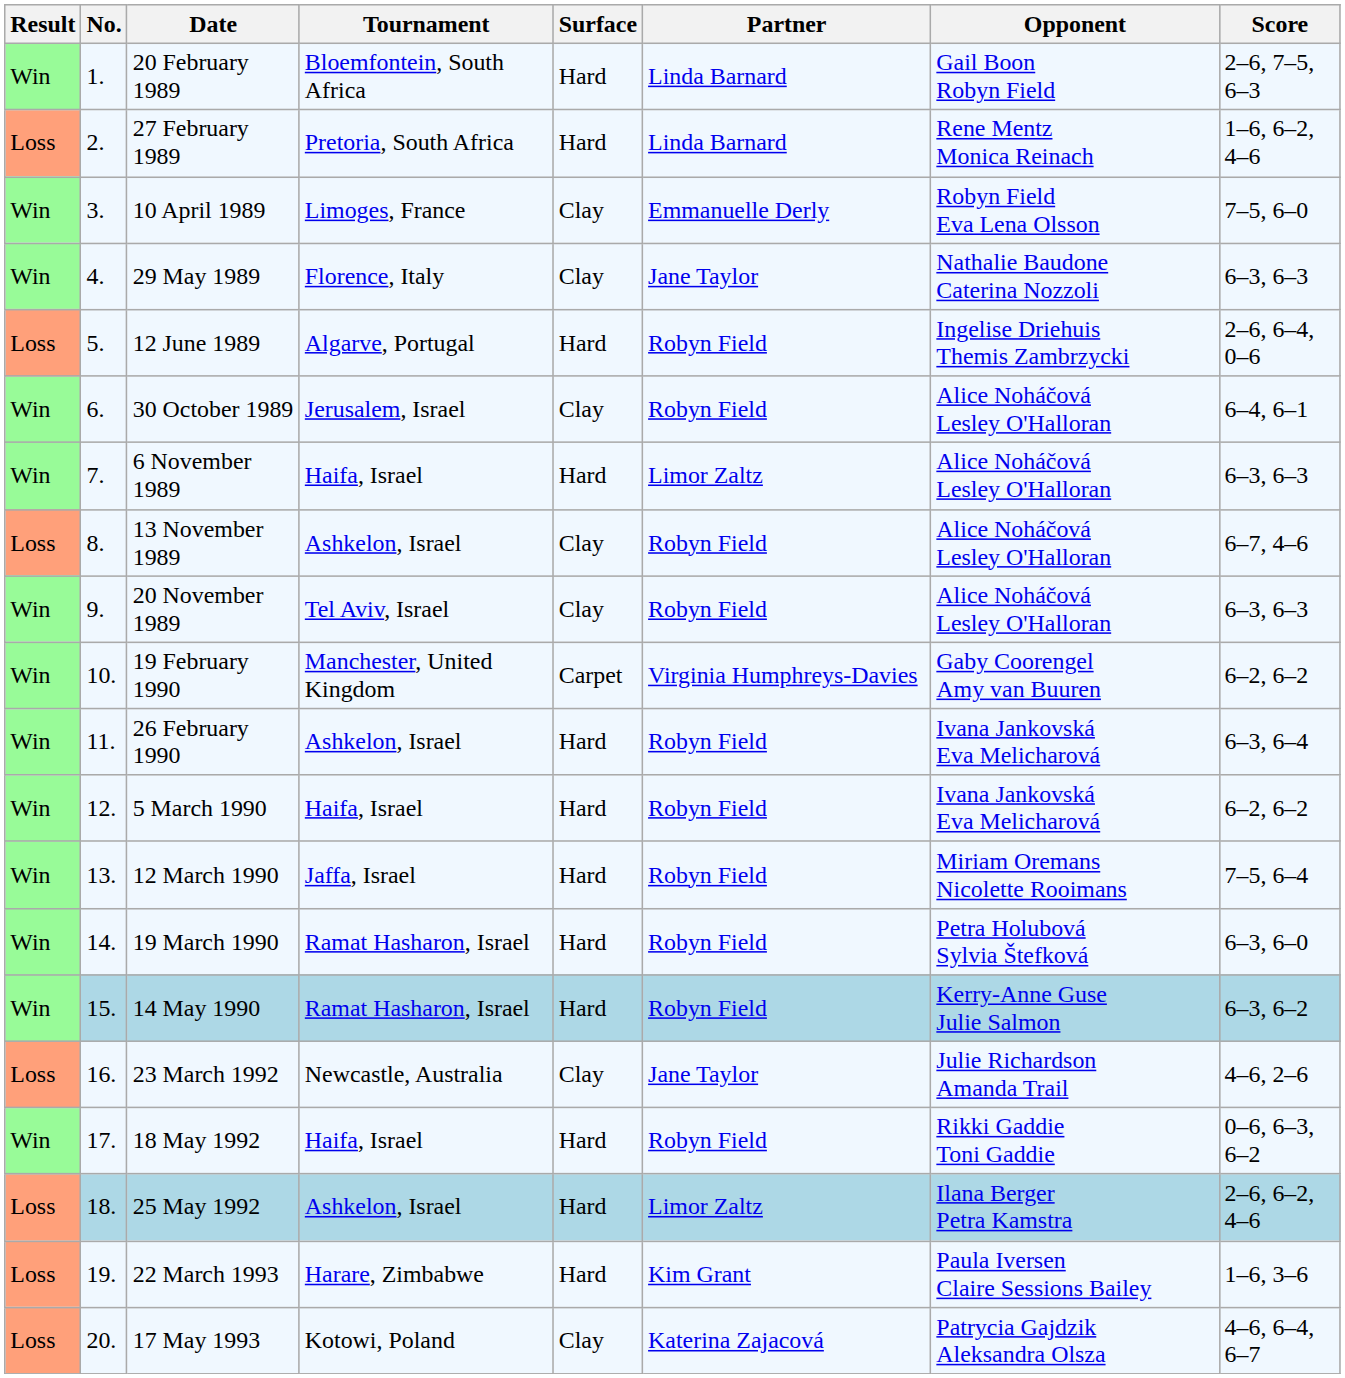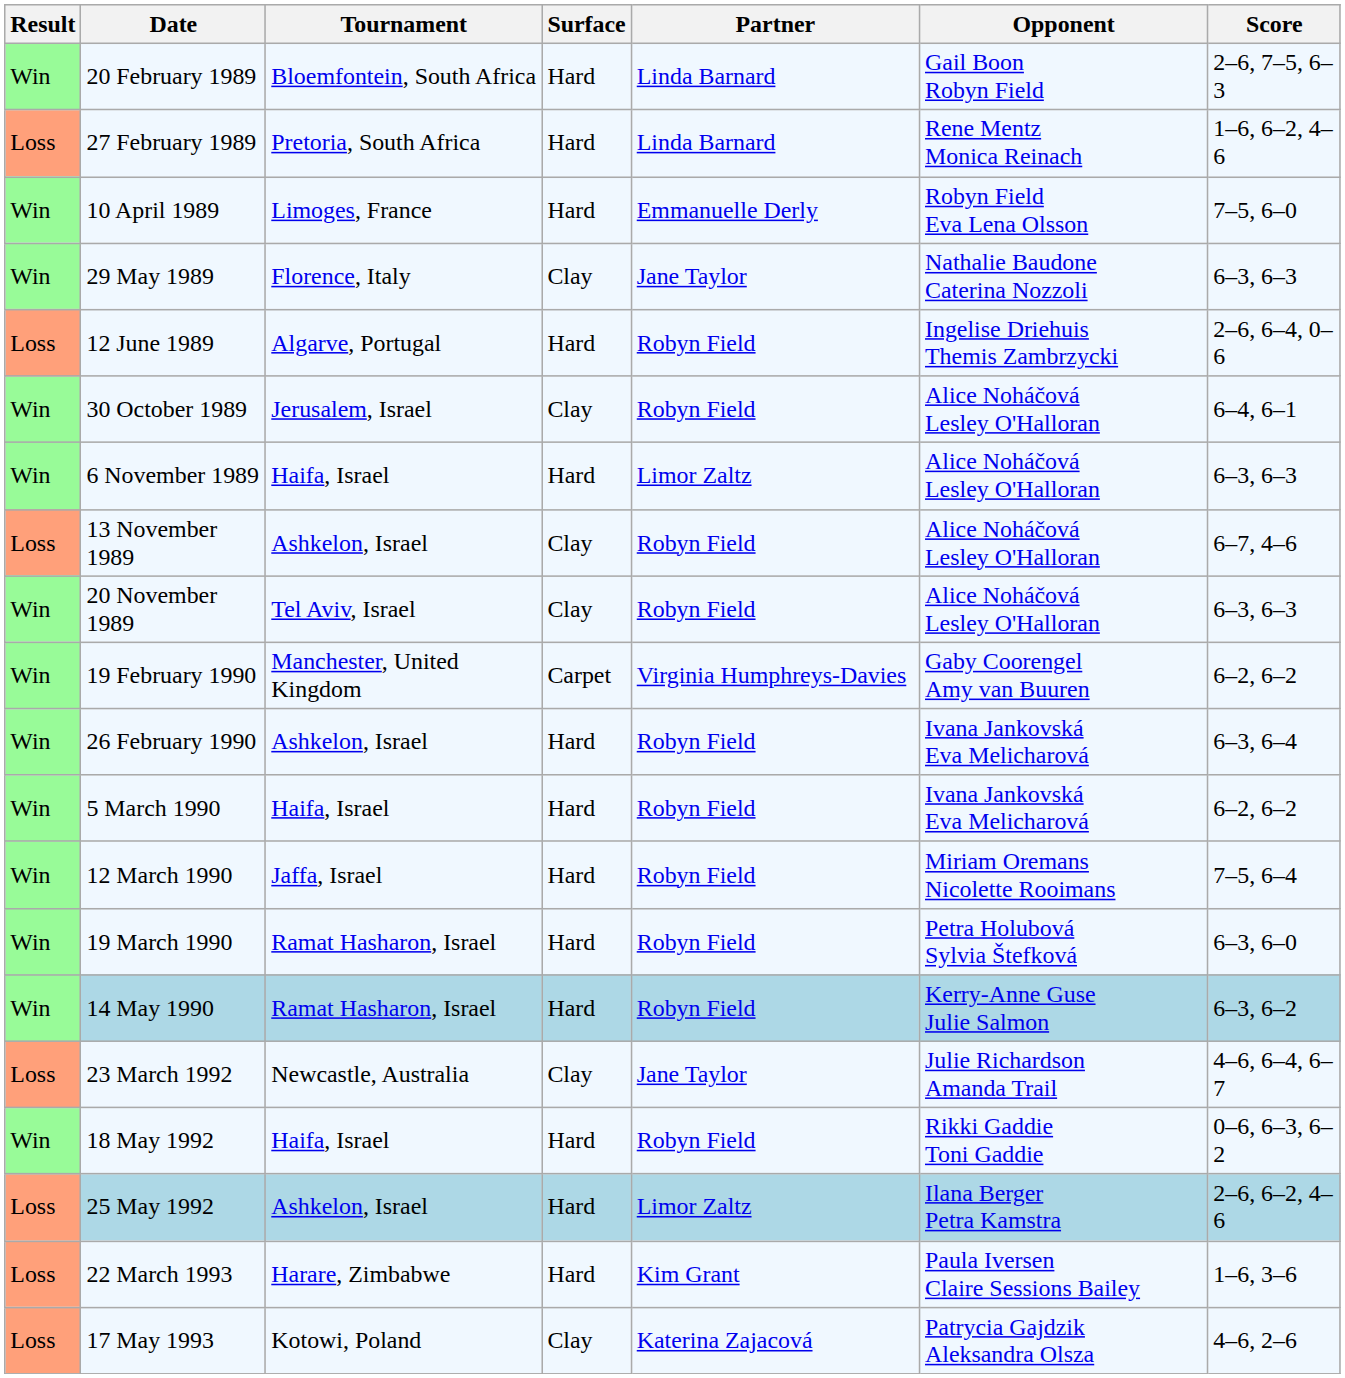- column: (104, 23)
(581, 209) Clay -> (571, 209) Hard
(1266, 1073) 4–6, 2–6 -> (1273, 1073) 4–6, 6–4, 6–7
(1269, 1339) 4–6, 6–4, 6–7 -> (1255, 1339) 4–6, 2–6
